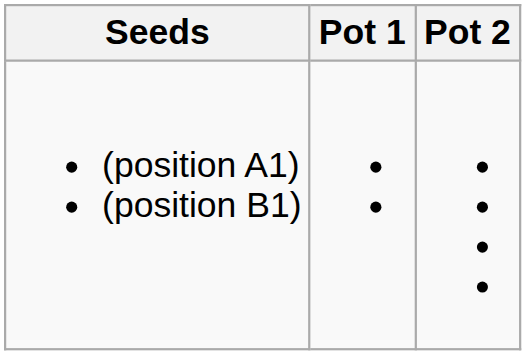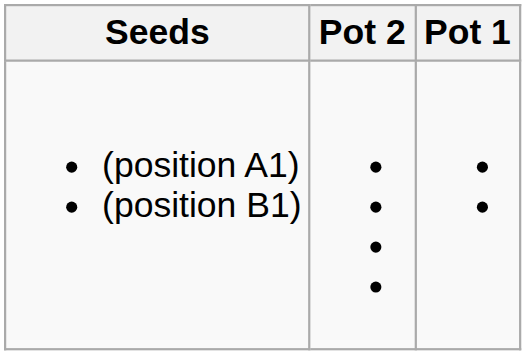columns swapped: (362, 32) <-> (467, 32)
